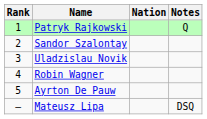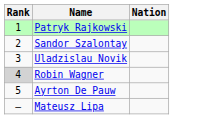- column: (185, 12)
(18, 75) no background -> (18, 75) lightgrey background
